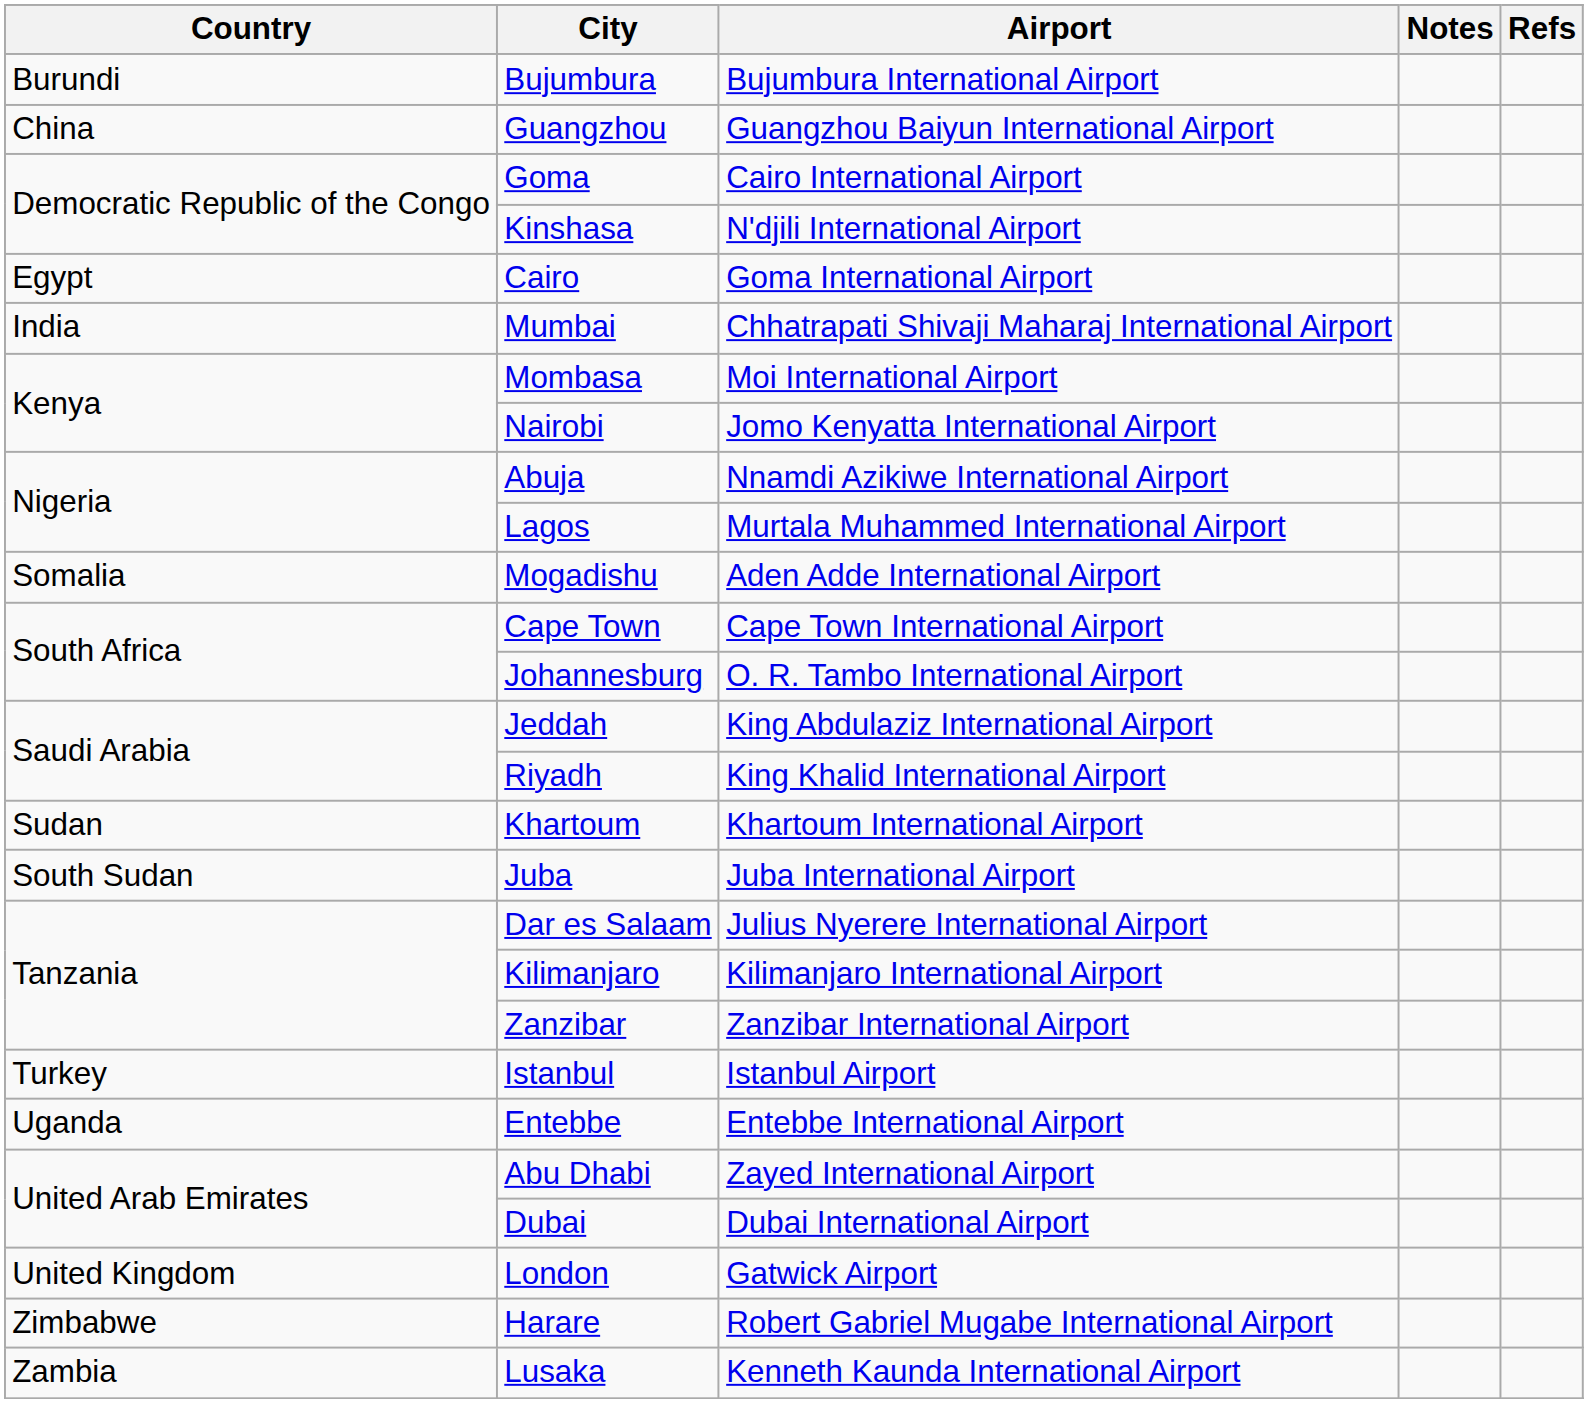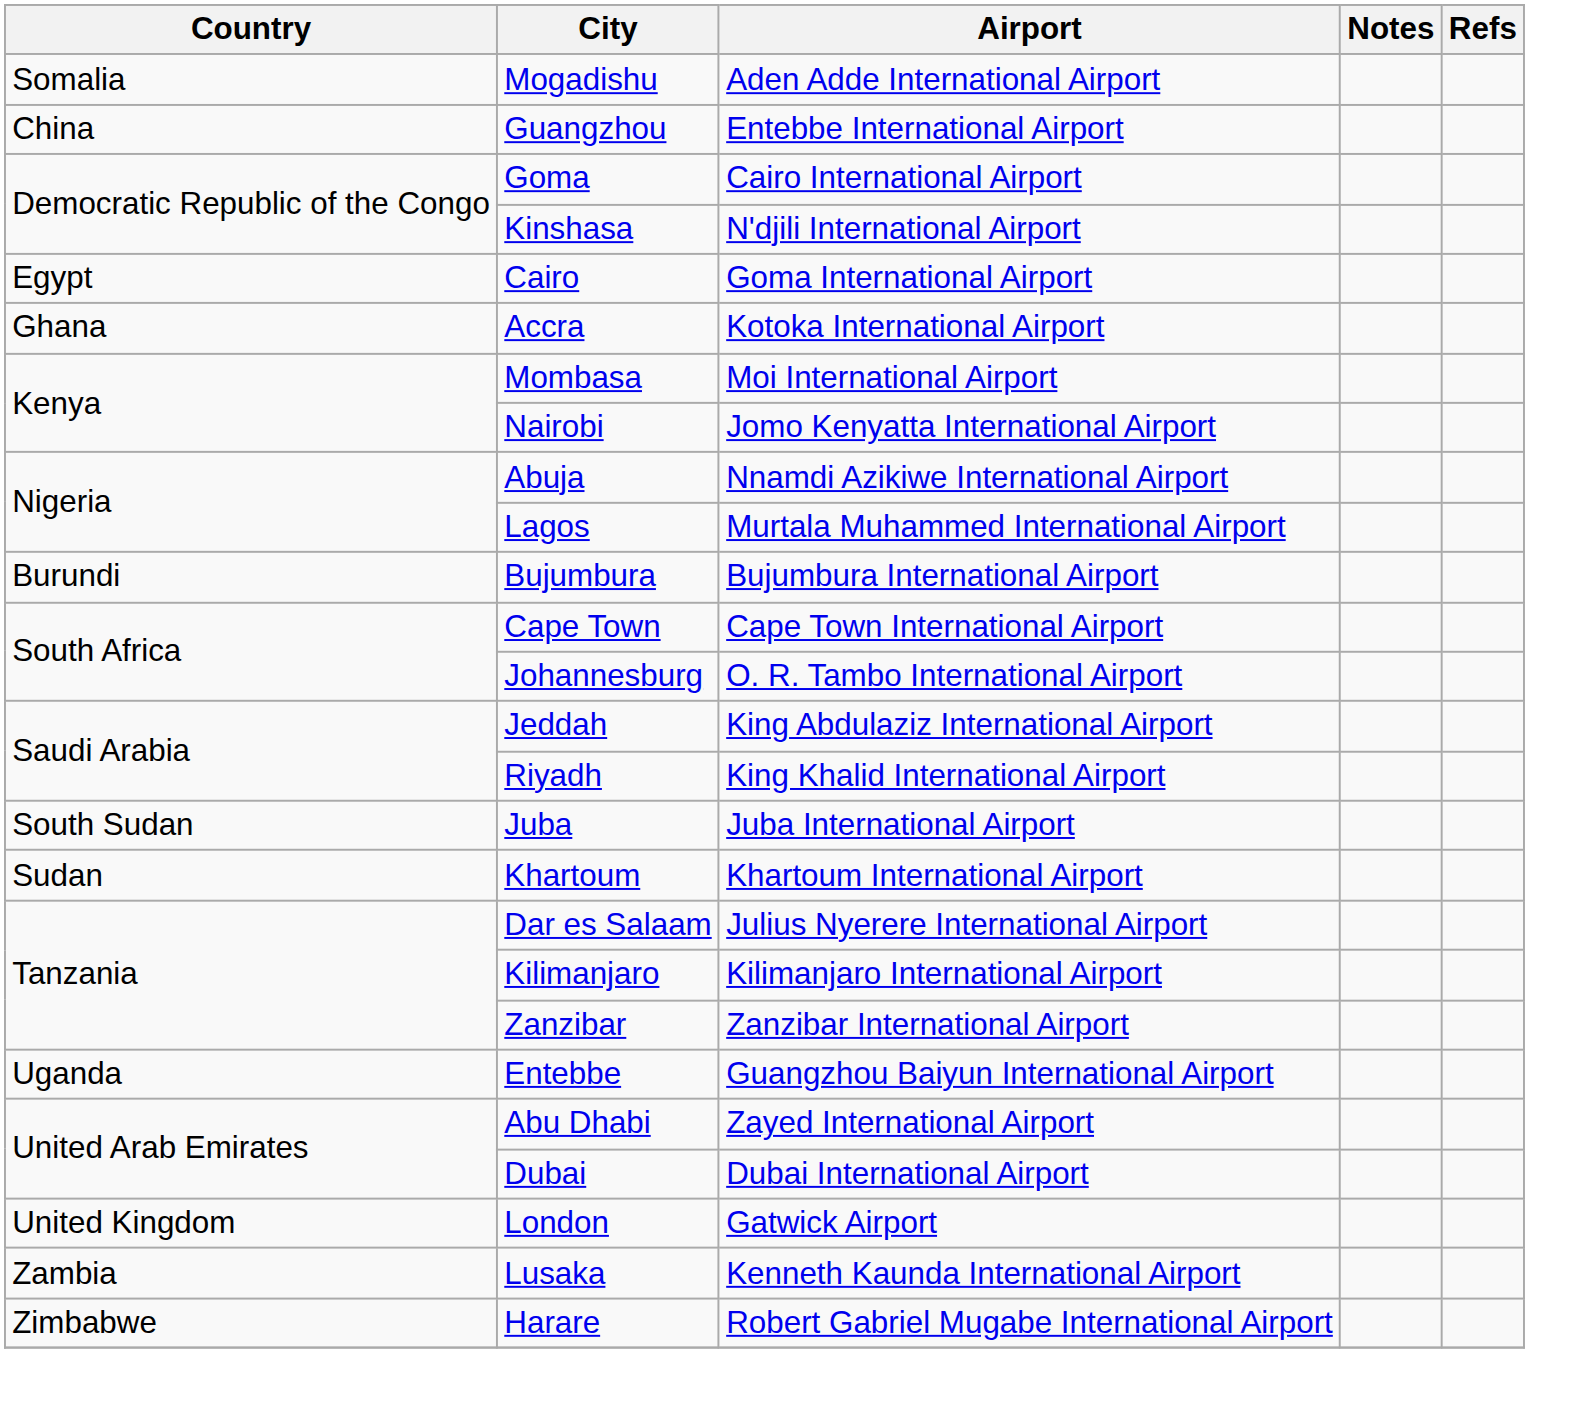rows swapped: (580, 79) <-> (581, 576)
(1000, 128) Guangzhou Baiyun International Airport -> (925, 128) Entebbe International Airport
- row: (560, 327)
+ row: (544, 327)
rows swapped: (538, 874) <-> (572, 825)
- row: (559, 1073)
(925, 1123) Entebbe International Airport -> (1000, 1073) Guangzhou Baiyun International Airport
rows swapped: (555, 1372) <-> (552, 1322)
